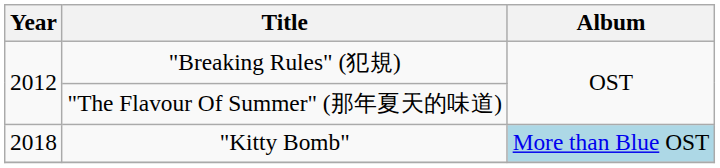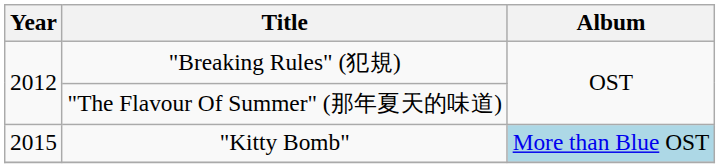(33, 142) 2018 -> (33, 142) 2015
